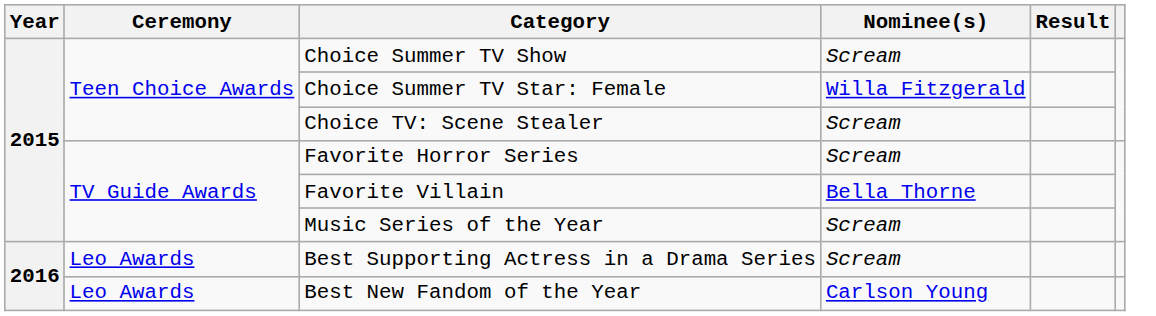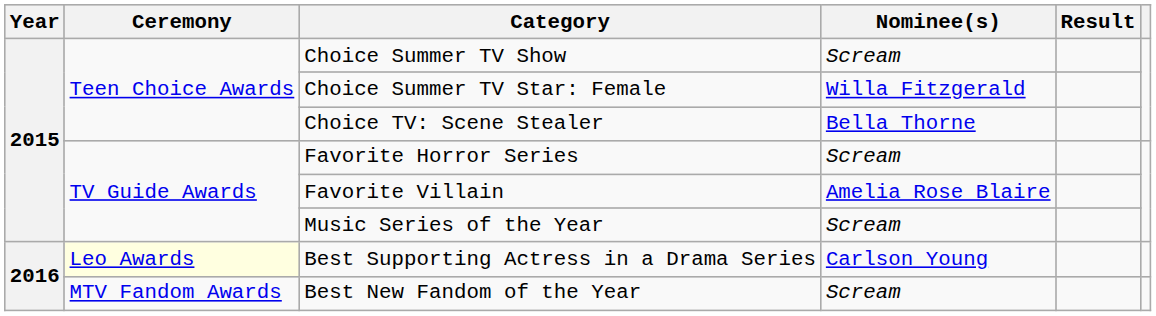(863, 123) Scream -> (901, 123) Bella Thorne
(901, 191) Bella Thorne -> (938, 191) Amelia Rose Blaire
(132, 259) no background -> (132, 259) lightyellow background
(863, 259) Scream -> (907, 259) Carlson Young
(132, 293) Leo Awards -> (176, 293) MTV Fandom Awards
(907, 293) Carlson Young -> (863, 293) Scream
